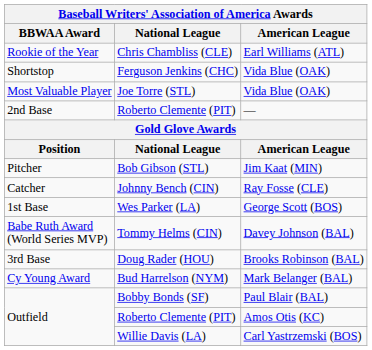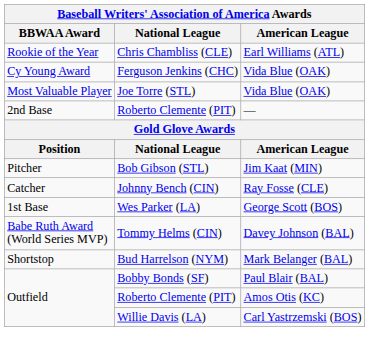(30, 71) Shortstop -> (49, 71) Cy Young Award
- row: (166, 259)
(49, 278) Cy Young Award -> (30, 259) Shortstop
